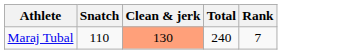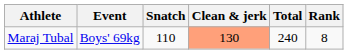+ column: (110, 15)
(258, 38) 7 -> (324, 38) 8
